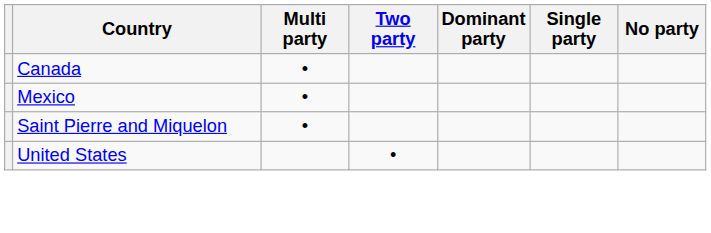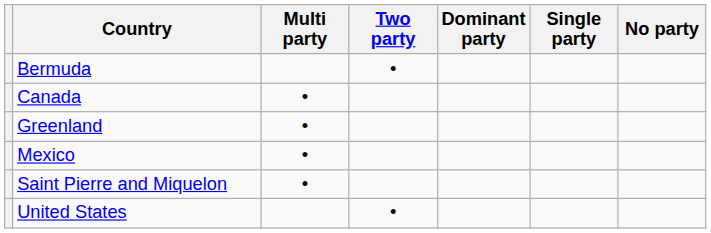+ row: (54, 68)
+ row: (60, 126)
